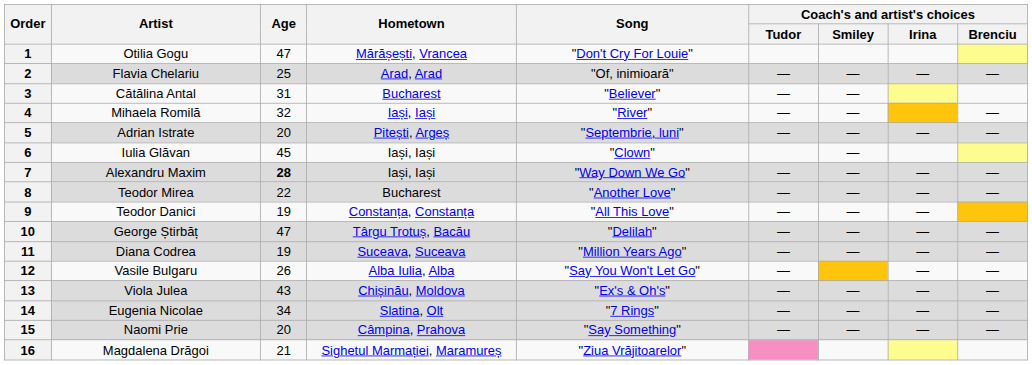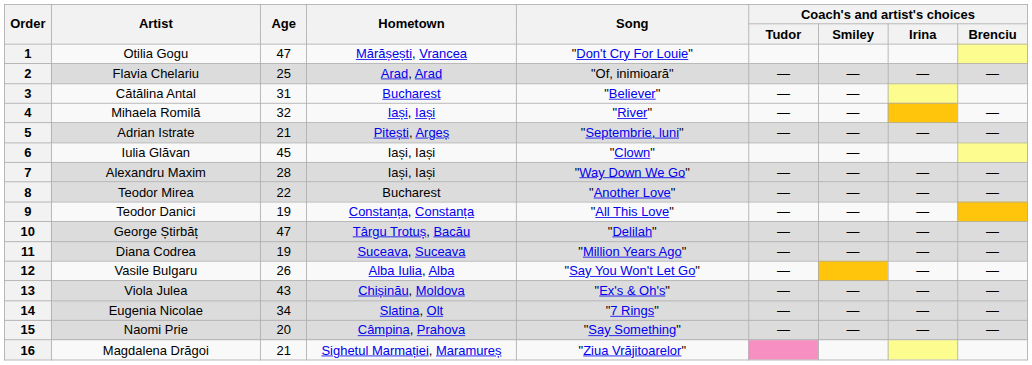(284, 133) 20 -> (284, 133) 21
(284, 172) bold -> (284, 172) normal
